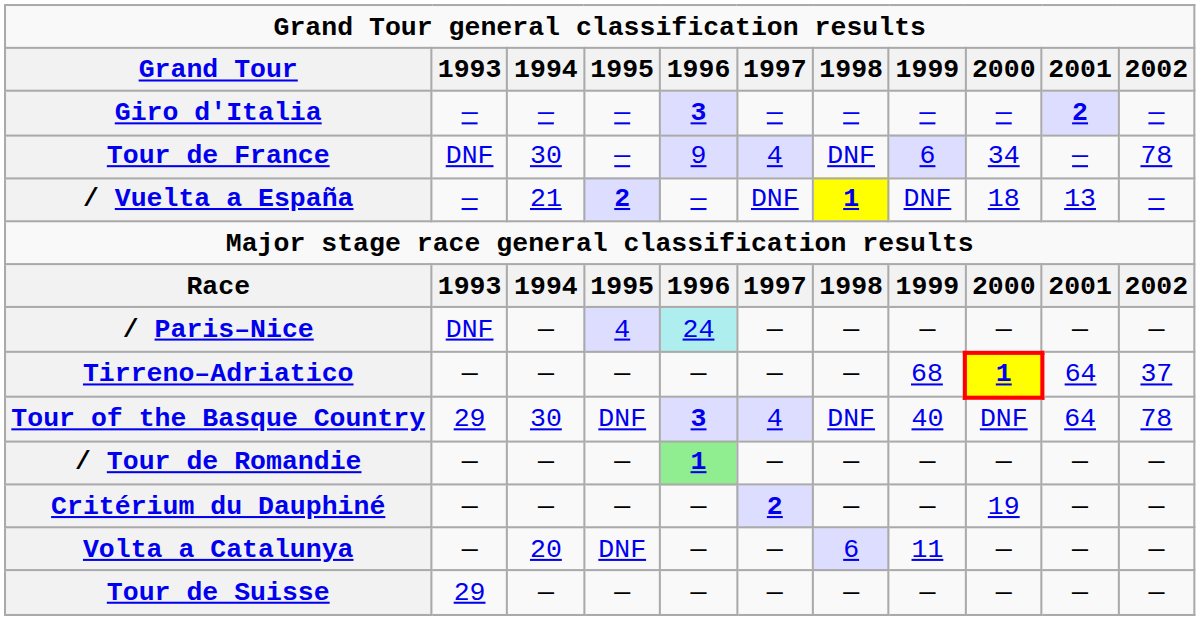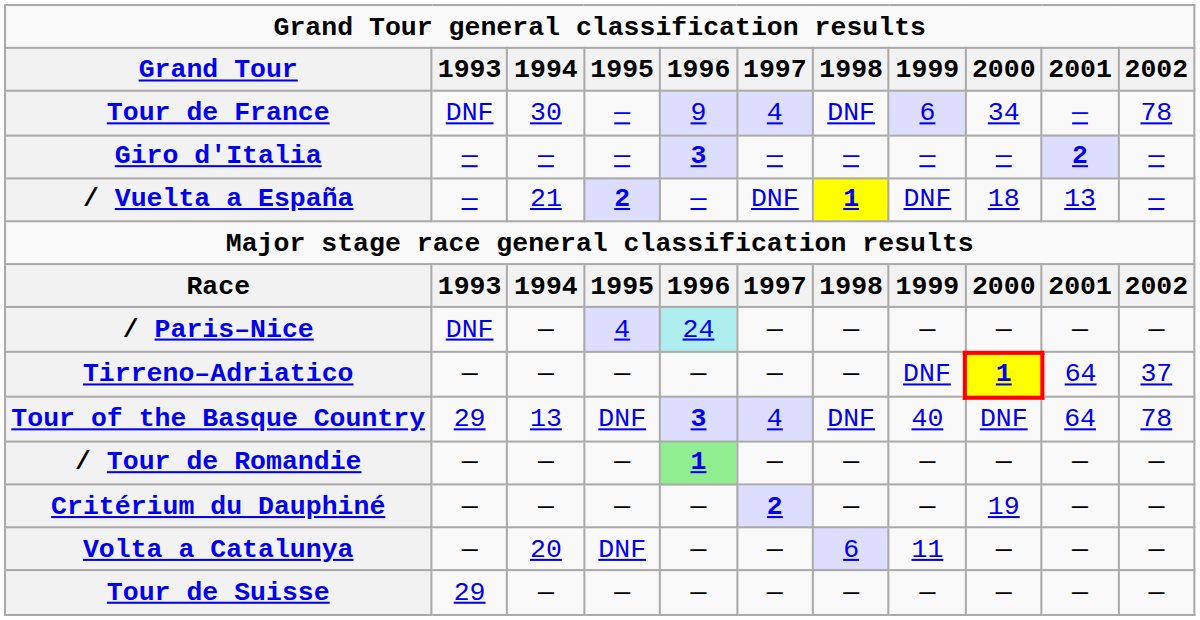rows swapped: (218, 113) <-> (218, 156)
(927, 374) 68 -> (927, 374) DNF
(546, 419) 30 -> (546, 419) 13
